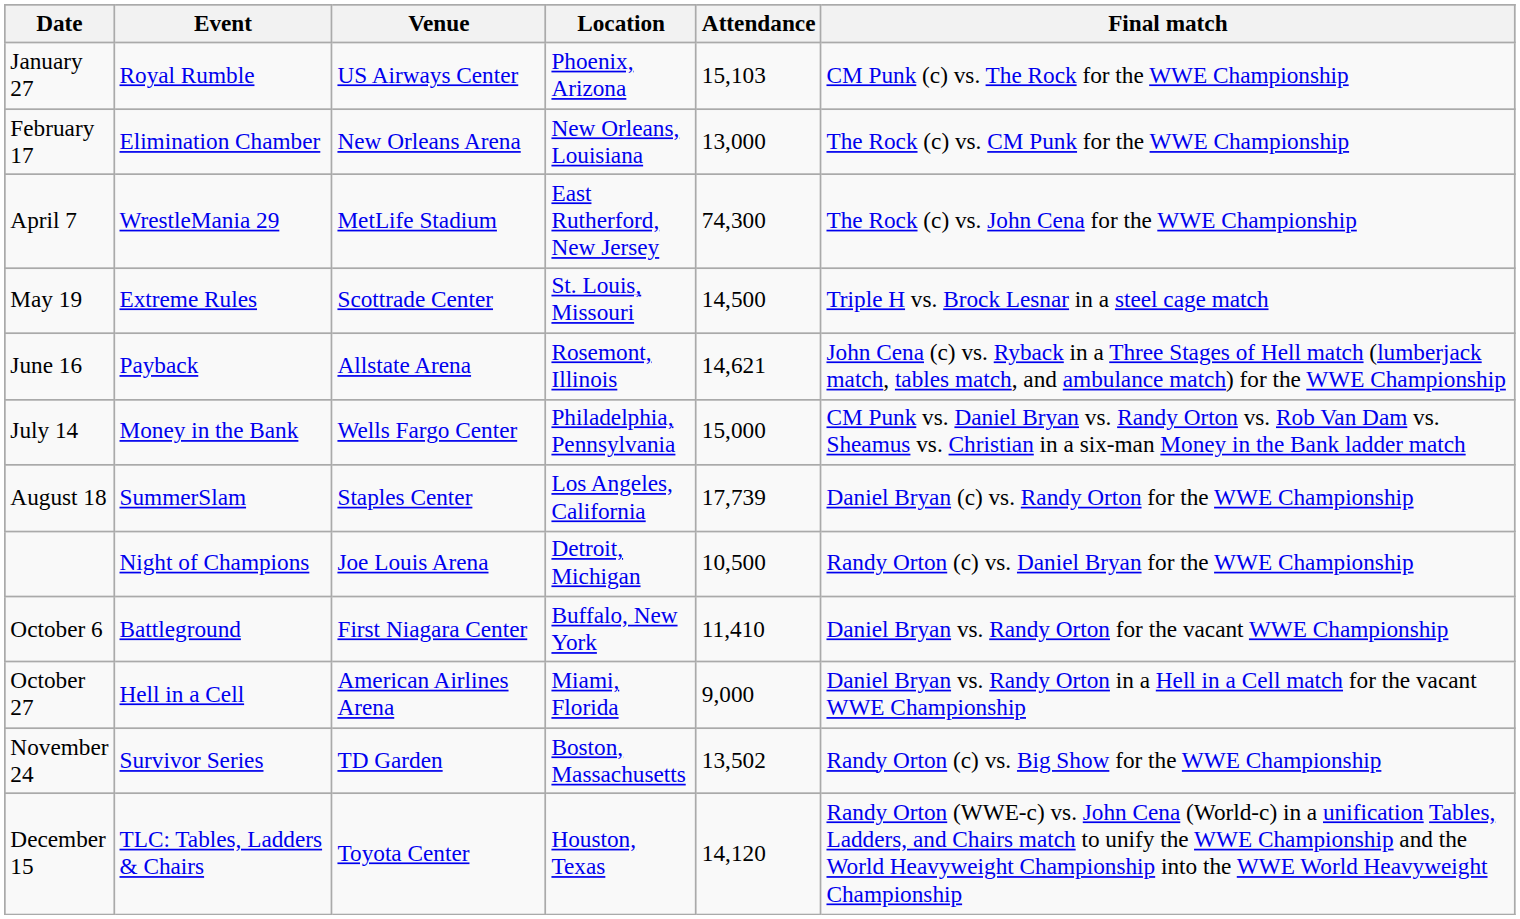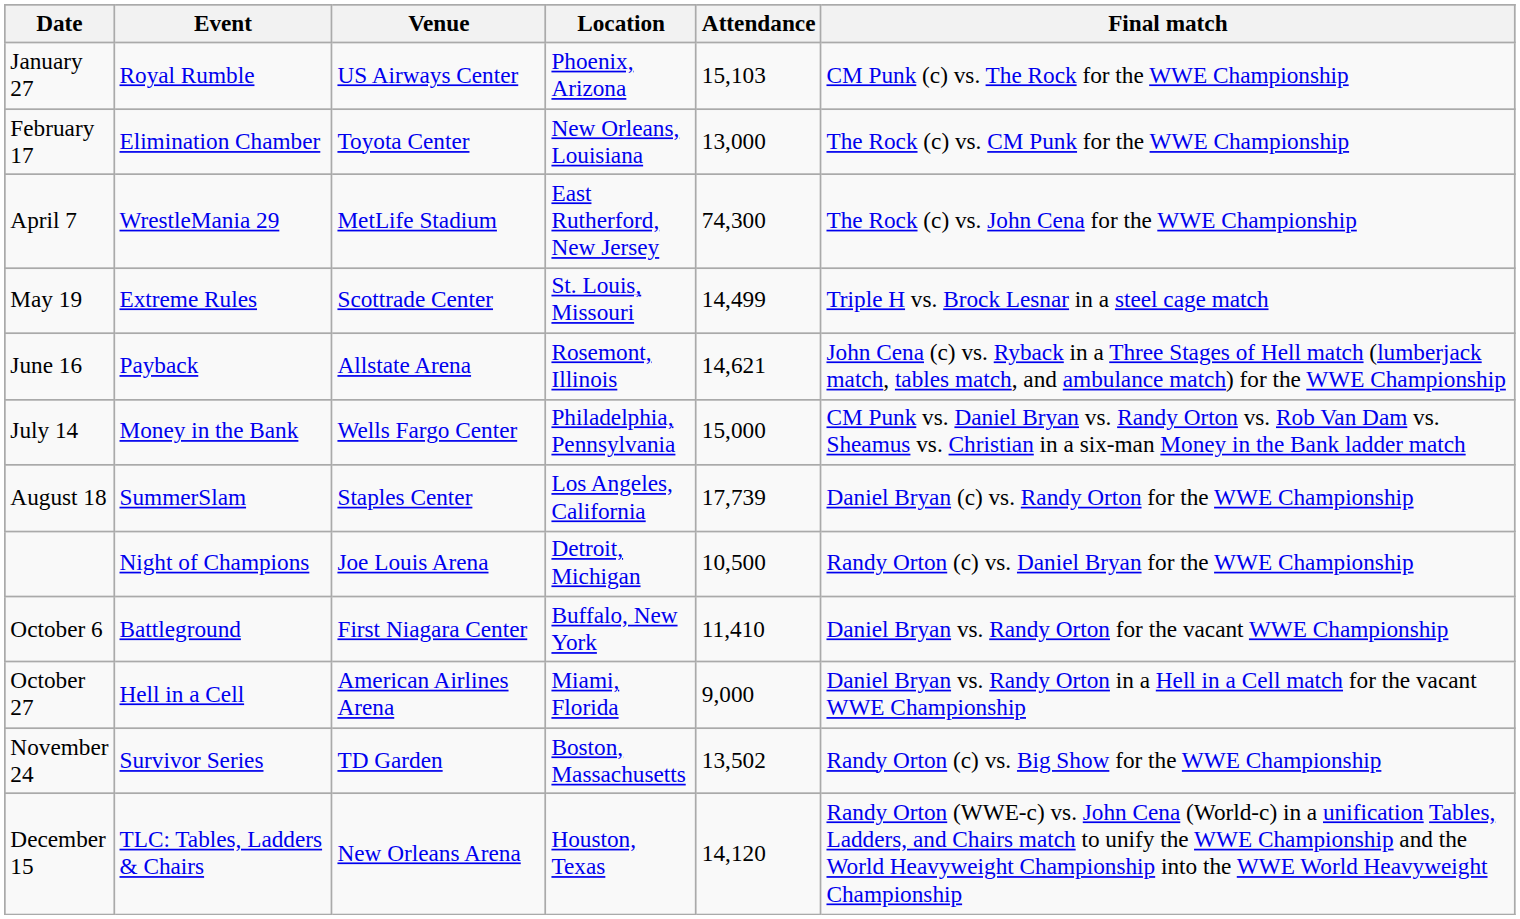(429, 141) New Orleans Arena -> (403, 141) Toyota Center
(734, 299) 14,500 -> (734, 299) 14,499
(403, 853) Toyota Center -> (429, 853) New Orleans Arena
